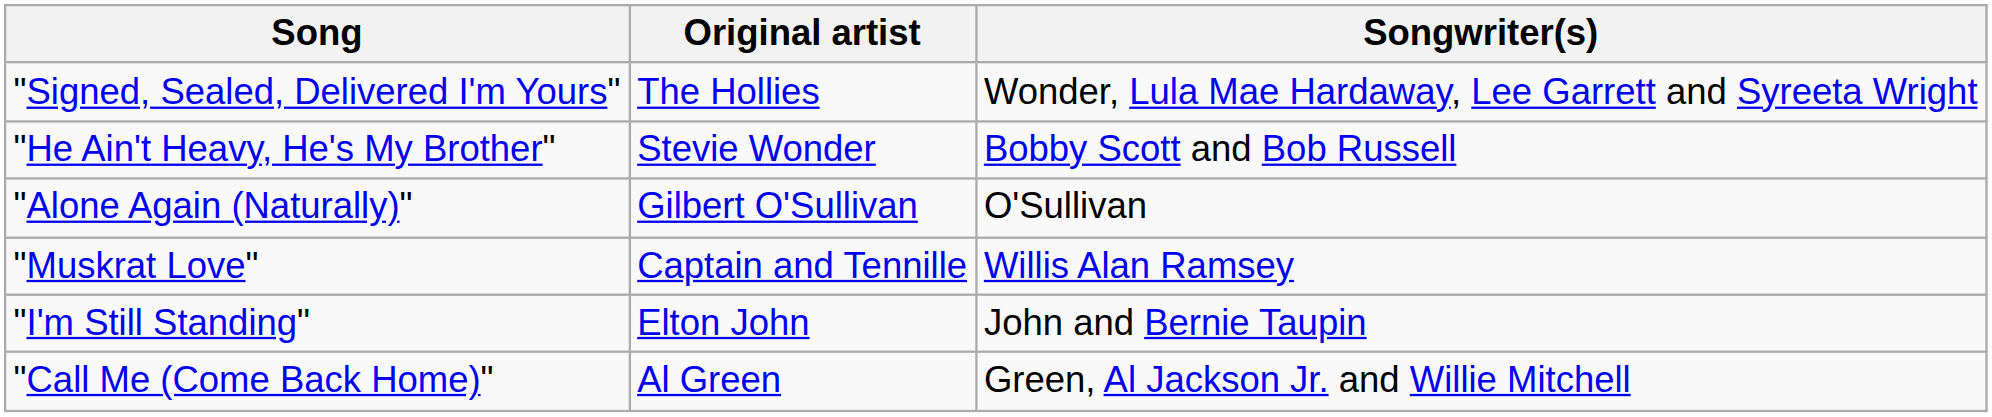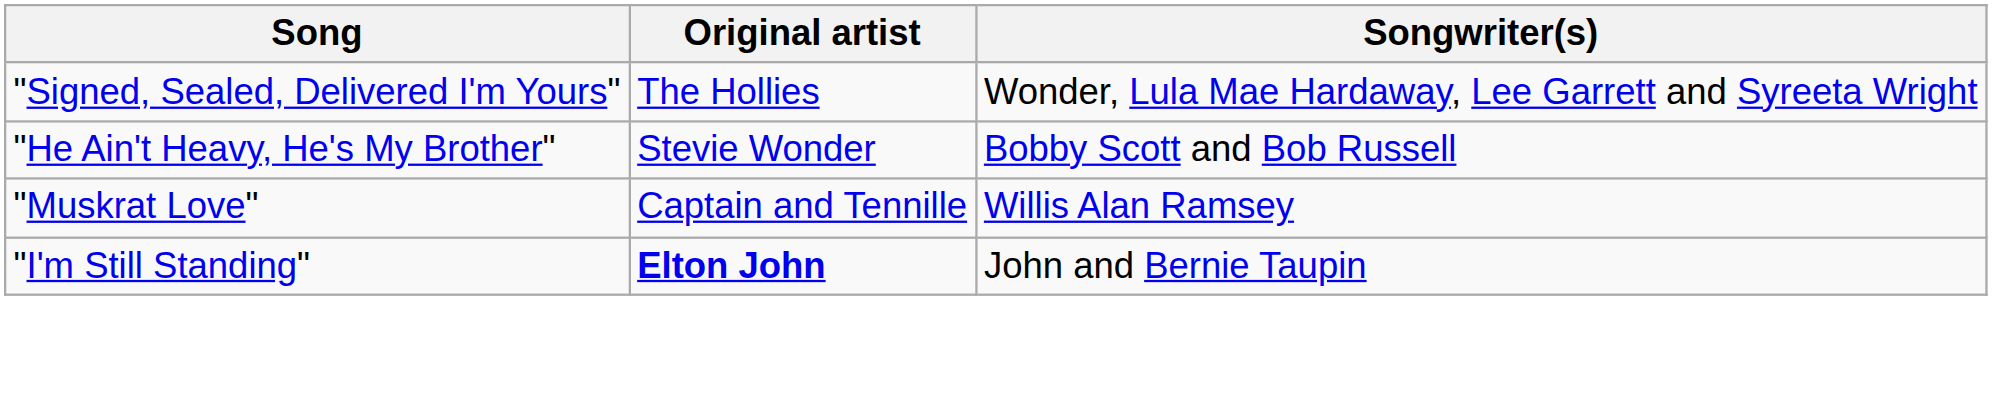- row: (213, 206)
(723, 322) normal -> (731, 264) bold
- row: (254, 380)
